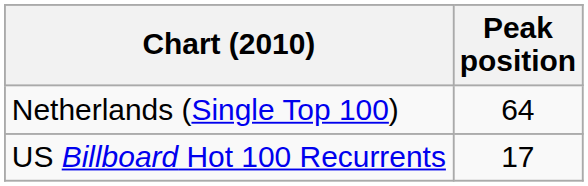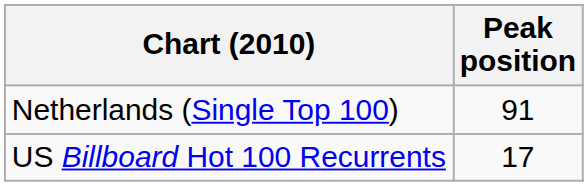(518, 109) 64 -> (518, 109) 91
